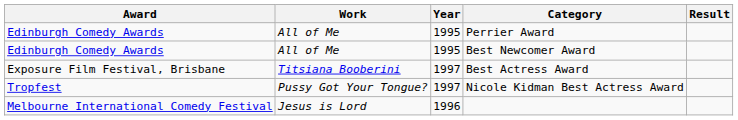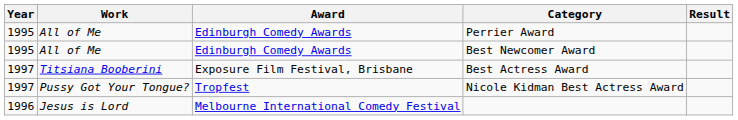columns swapped: (447, 14) <-> (140, 14)
